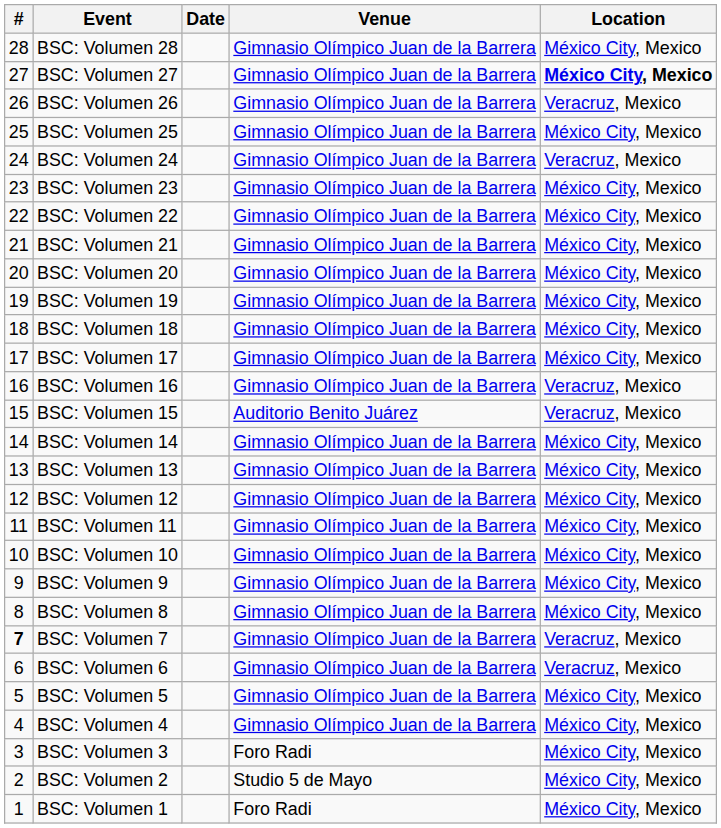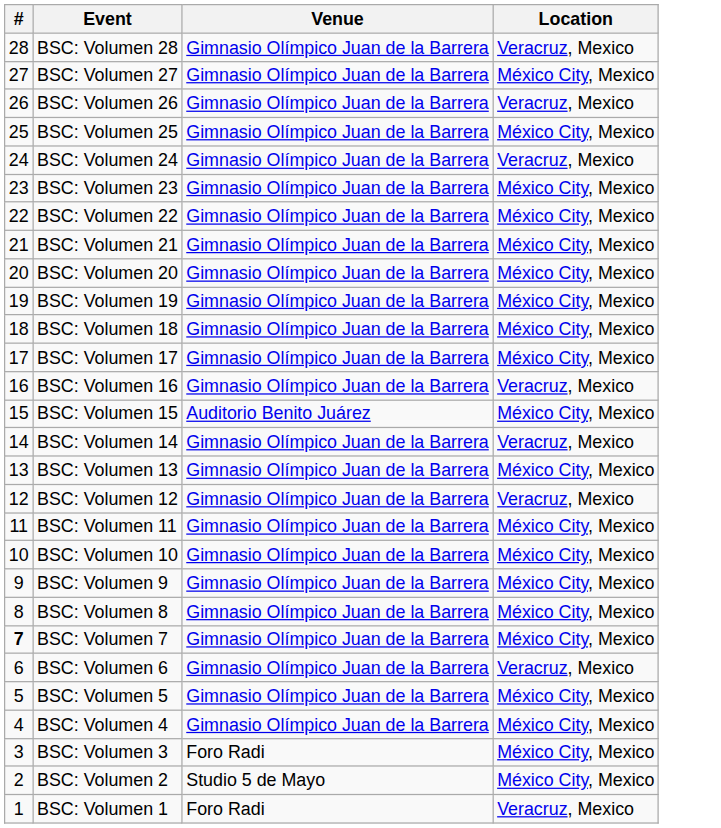- column: (206, 19)
(623, 47) México City, Mexico -> (566, 47) Veracruz, Mexico
(628, 76) bold -> (576, 76) normal
(613, 414) Veracruz, Mexico -> (576, 414) México City, Mexico
(623, 442) México City, Mexico -> (566, 442) Veracruz, Mexico
(623, 499) México City, Mexico -> (566, 499) Veracruz, Mexico
(613, 640) Veracruz, Mexico -> (576, 640) México City, Mexico
(623, 809) México City, Mexico -> (566, 809) Veracruz, Mexico
